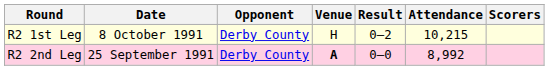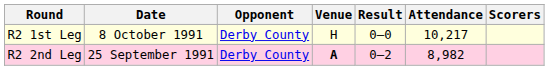(380, 35) 0–2 -> (380, 35) 0–0
(446, 35) 10,215 -> (446, 35) 10,217
(380, 55) 0–0 -> (380, 55) 0–2
(446, 55) 8,992 -> (446, 55) 8,982
